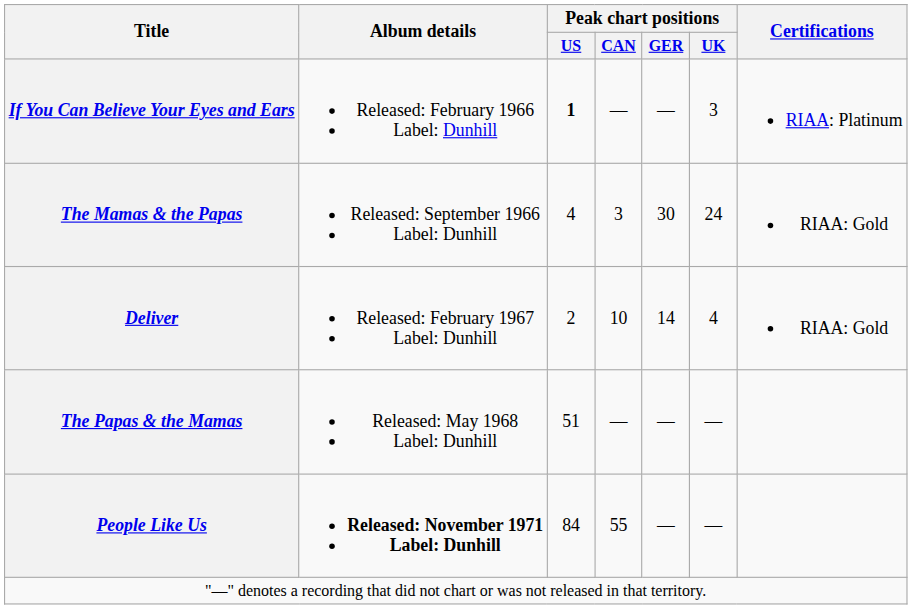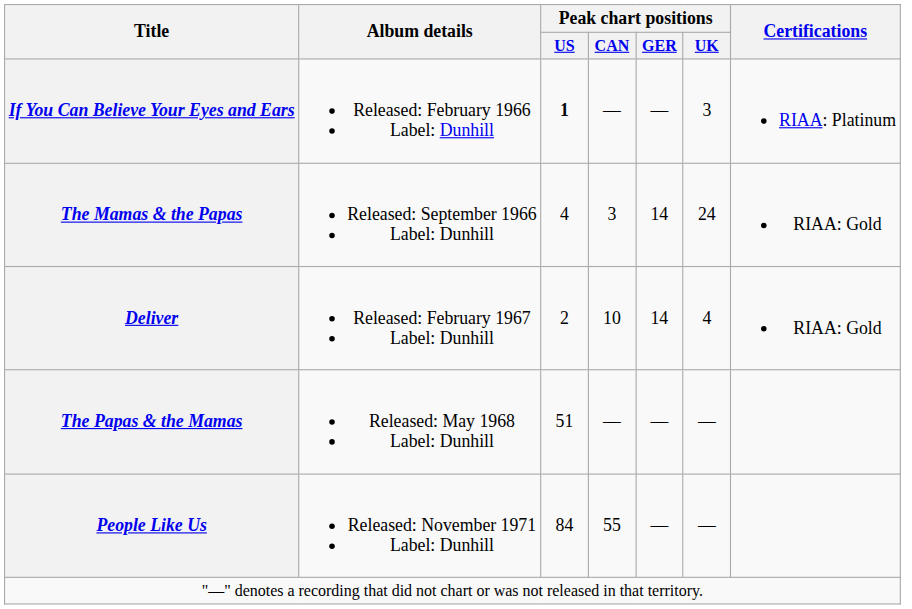(666, 214) 30 -> (659, 214) 14
(423, 535) bold -> (420, 535) normal
